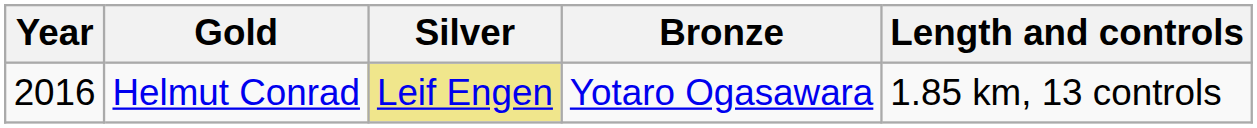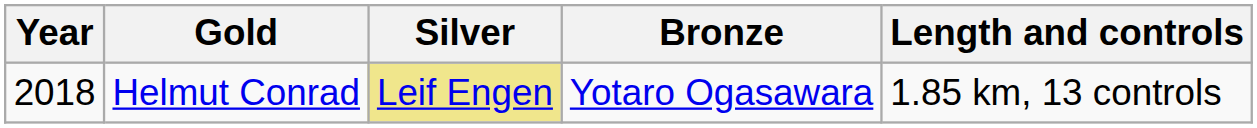(55, 92) 2016 -> (55, 92) 2018
